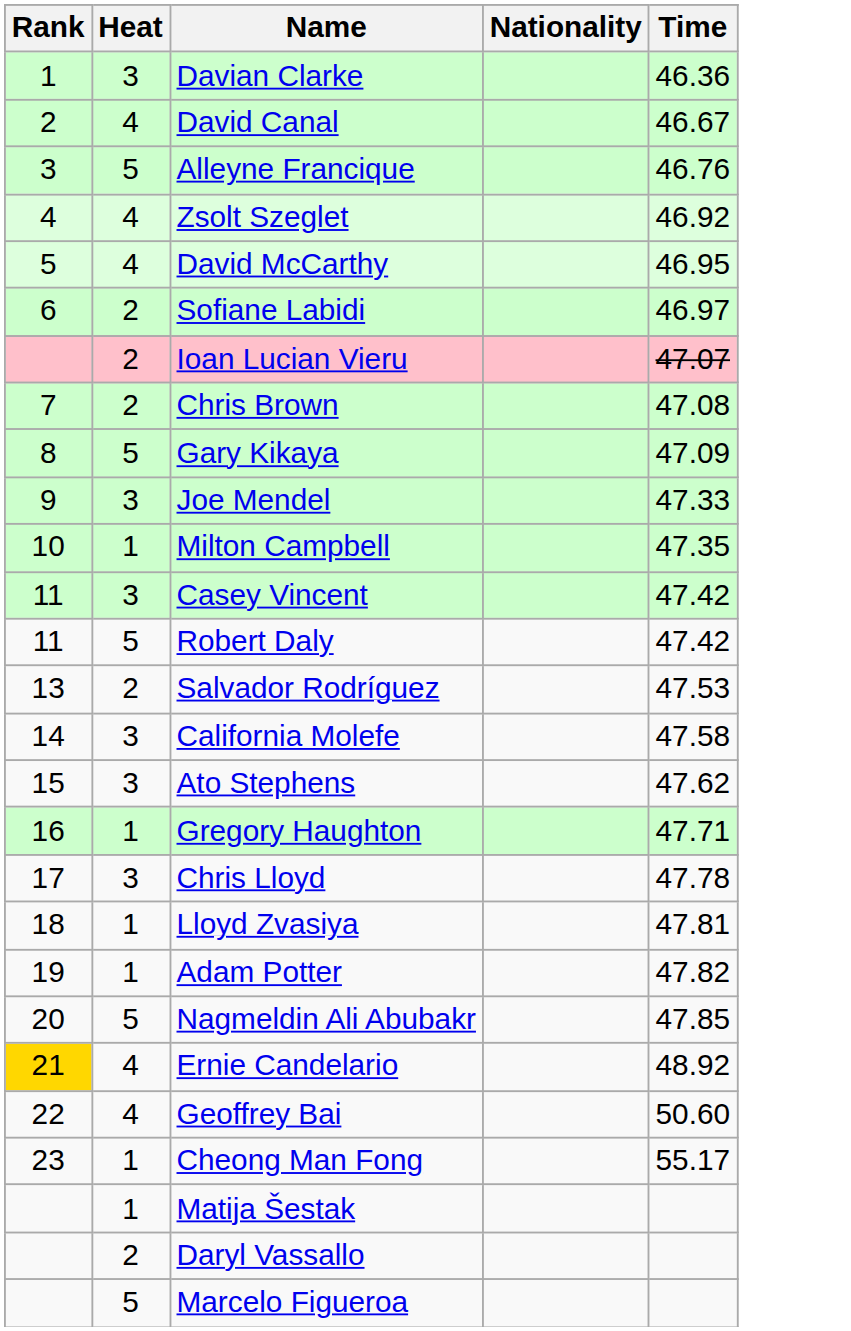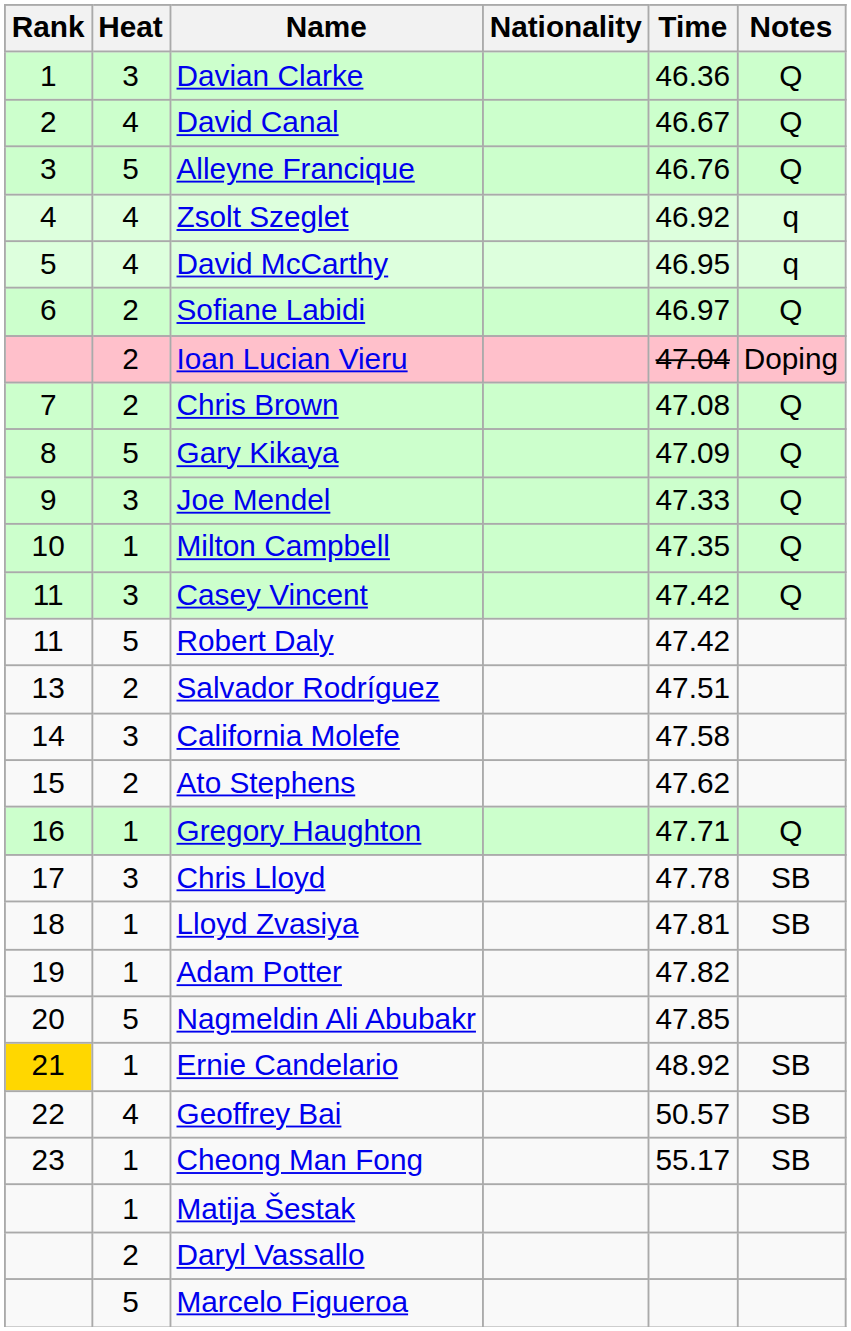+ column: (791, 28)
(693, 358) 47.07 -> (693, 358) 47.04
(693, 688) 47.53 -> (693, 688) 47.51
(131, 783) 3 -> (131, 783) 2
(131, 1066) 4 -> (131, 1066) 1
(693, 1113) 50.60 -> (693, 1113) 50.57
